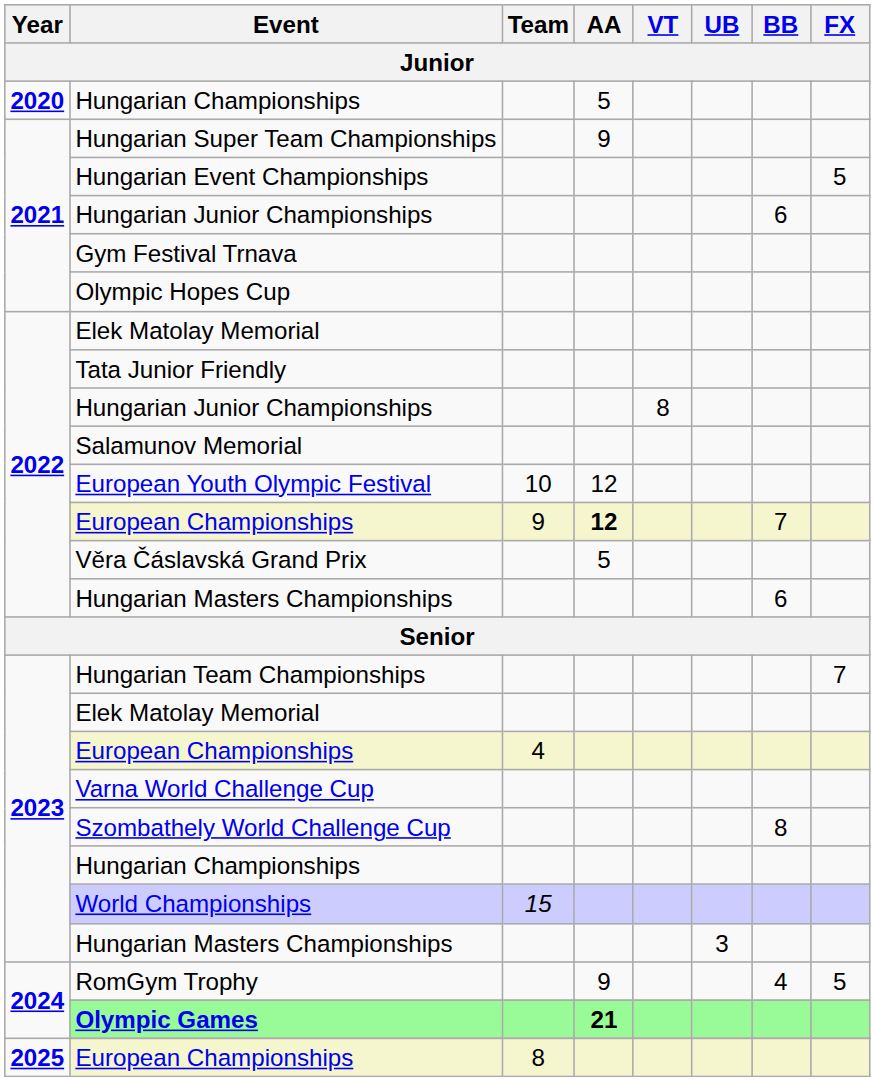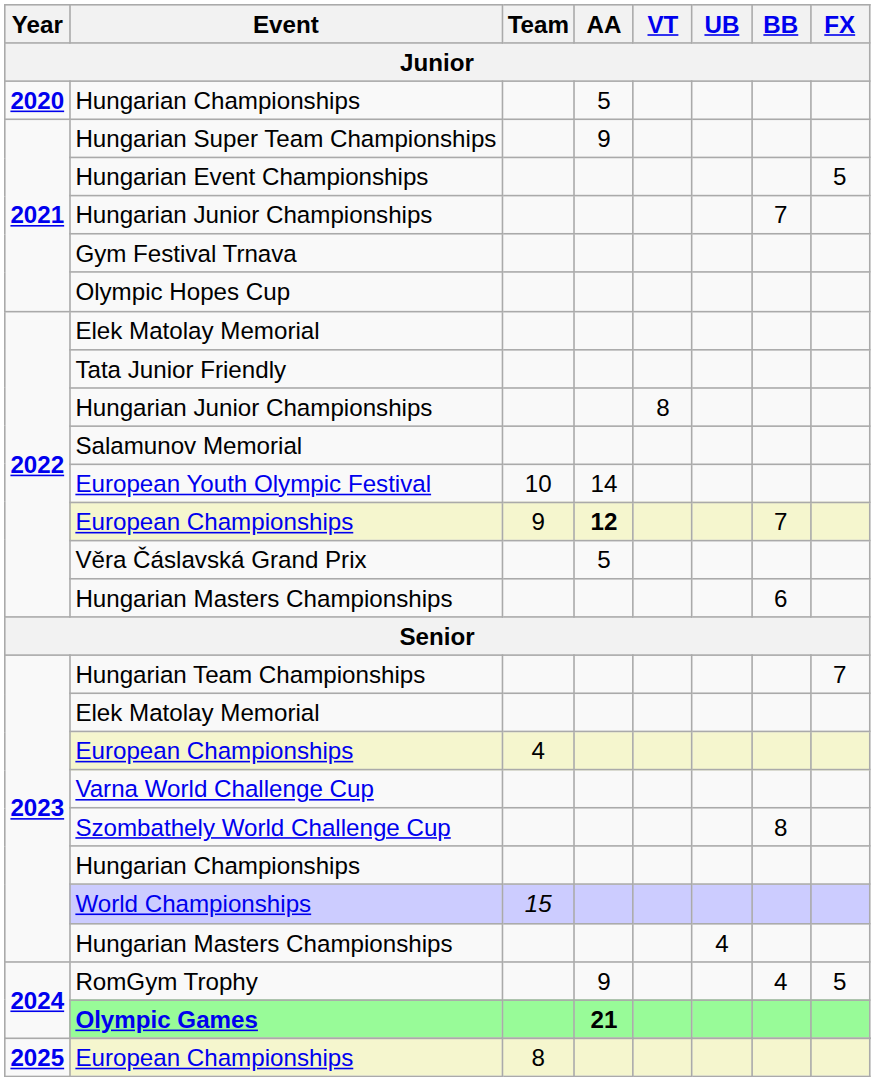(781, 215) 6 -> (781, 215) 7
(604, 483) 12 -> (604, 483) 14
(722, 942) 3 -> (722, 942) 4
